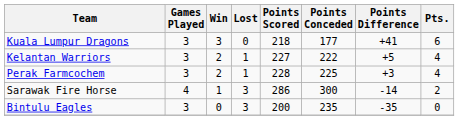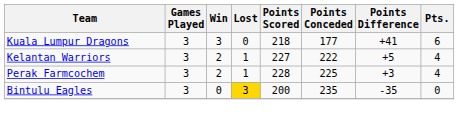- row: (62, 90)
(246, 107) no background -> (246, 90) gold background
